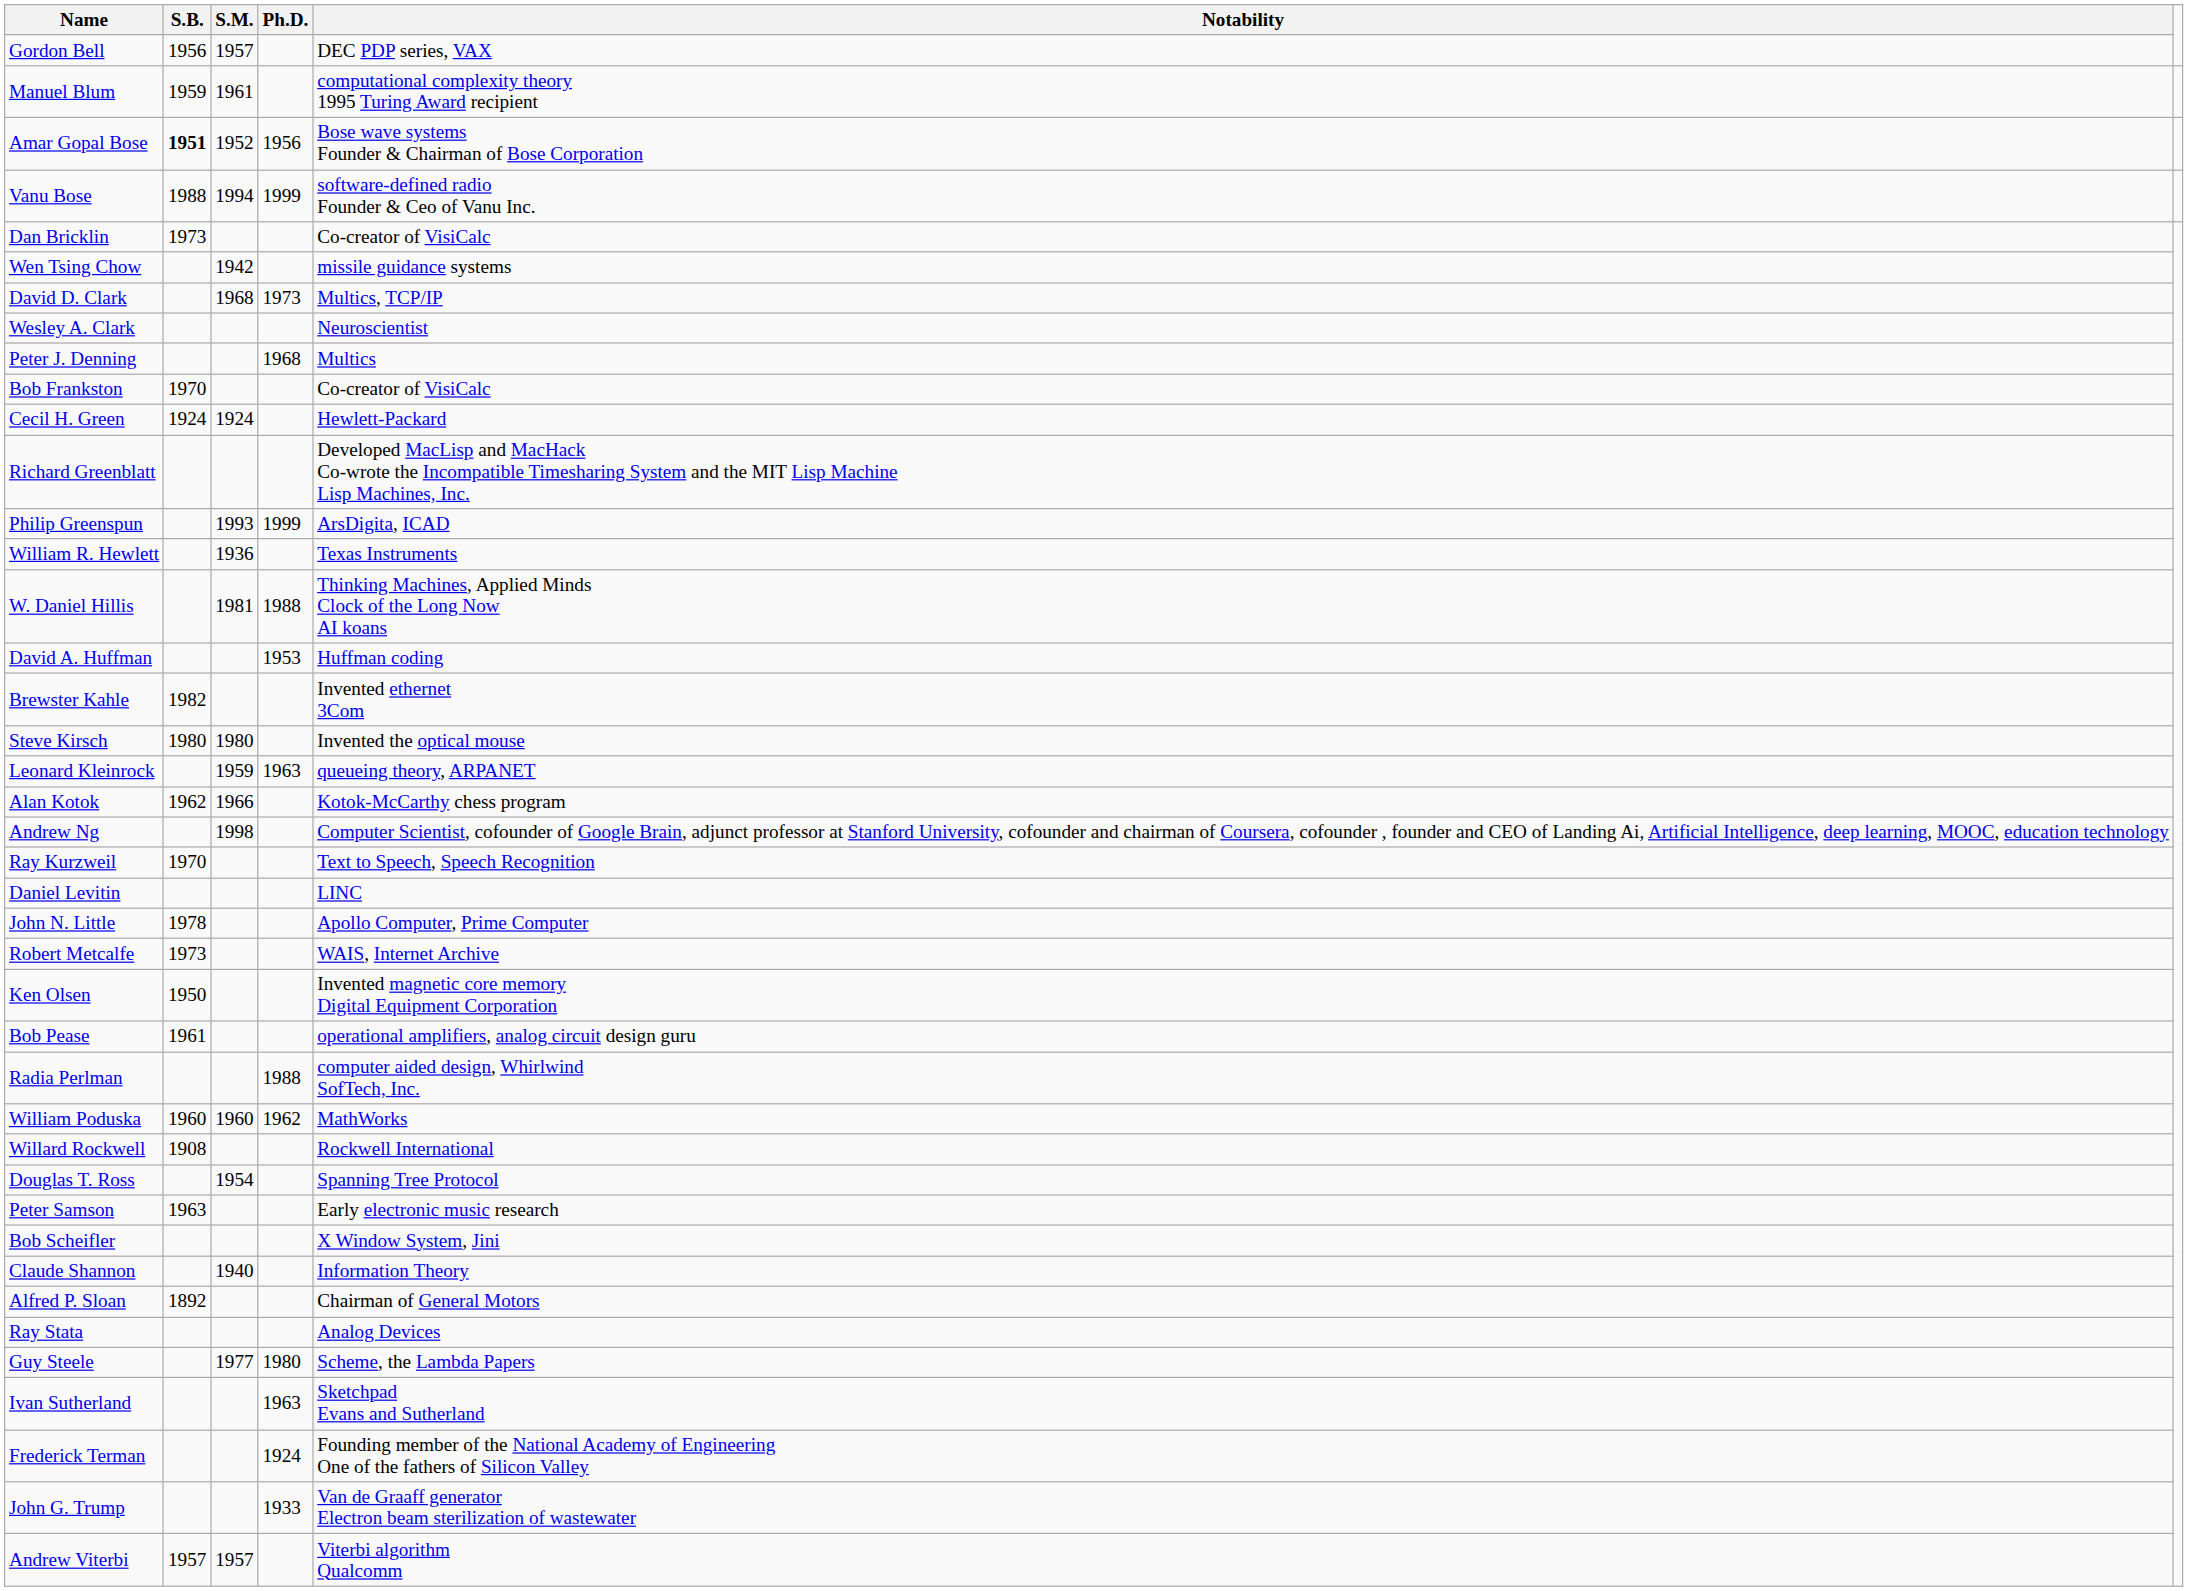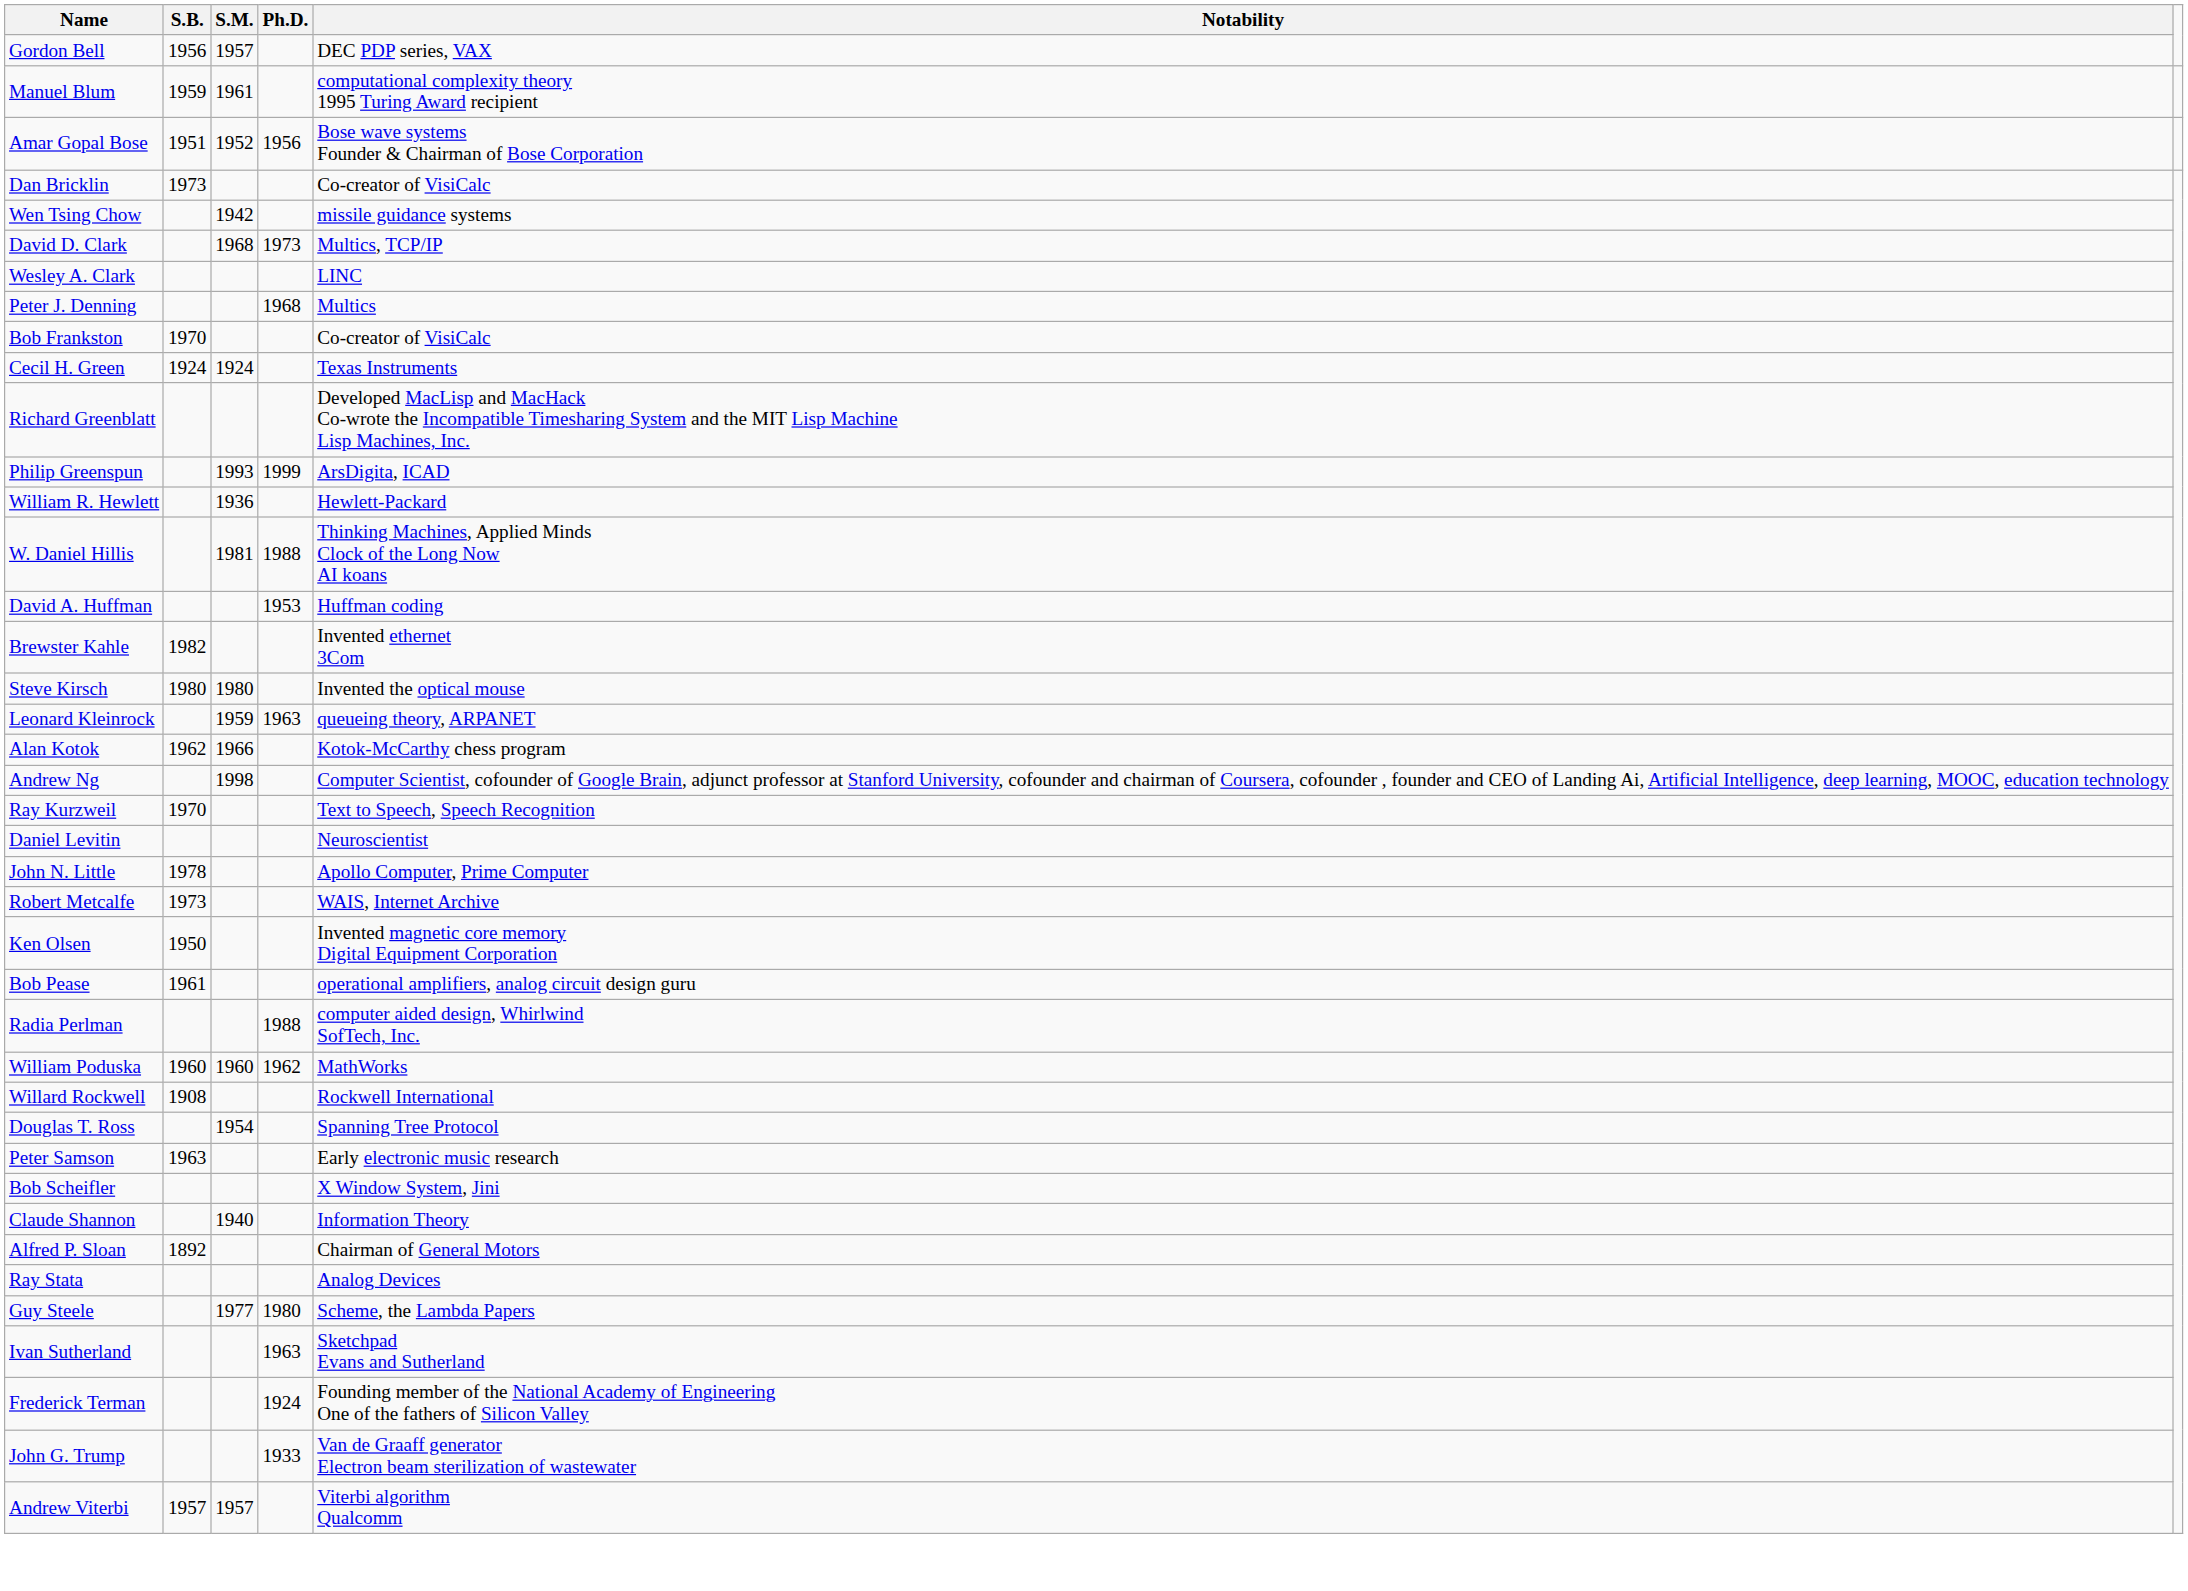(187, 143) bold -> (187, 143) normal
- row: (50, 195)
(373, 328) Neuroscientist -> (340, 276) LINC
(382, 419) Hewlett-Packard -> (387, 367) Texas Instruments
(387, 554) Texas Instruments -> (382, 501) Hewlett-Packard
(340, 892) LINC -> (373, 840) Neuroscientist
